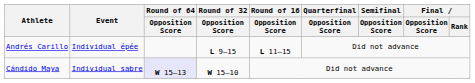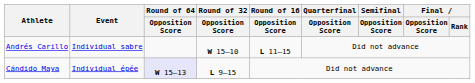(105, 47) Individual épée -> (107, 47) Individual sabre
(223, 51) L 9–15 -> (223, 51) W 15–10
(107, 68) Individual sabre -> (105, 68) Individual épée
(223, 72) W 15–10 -> (223, 72) L 9–15
